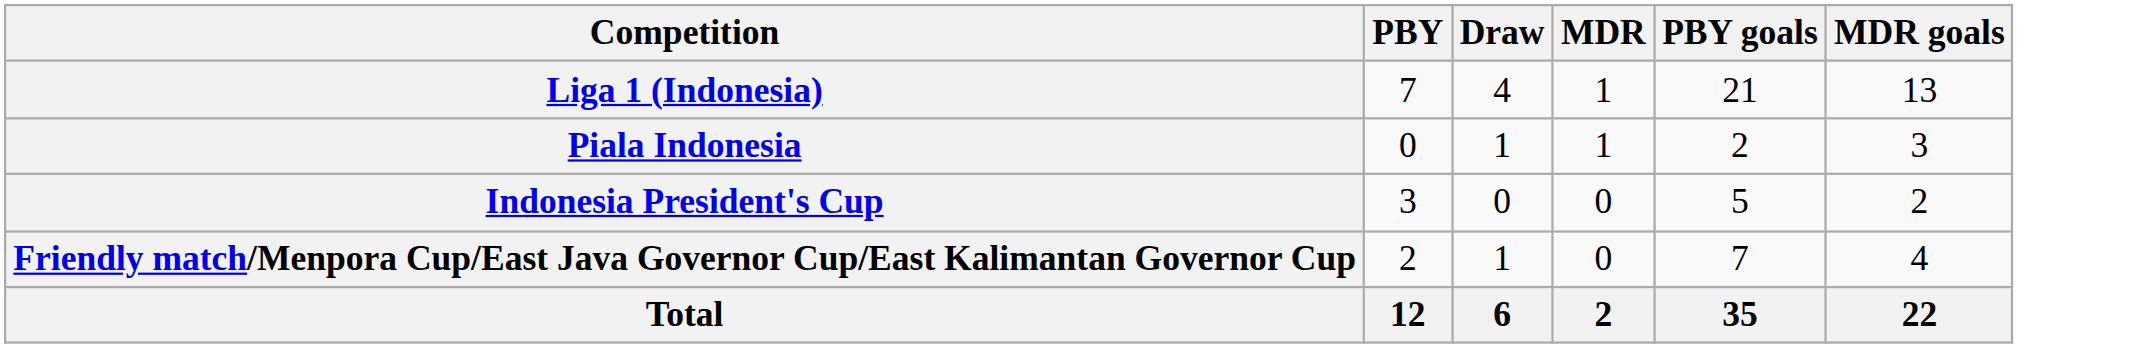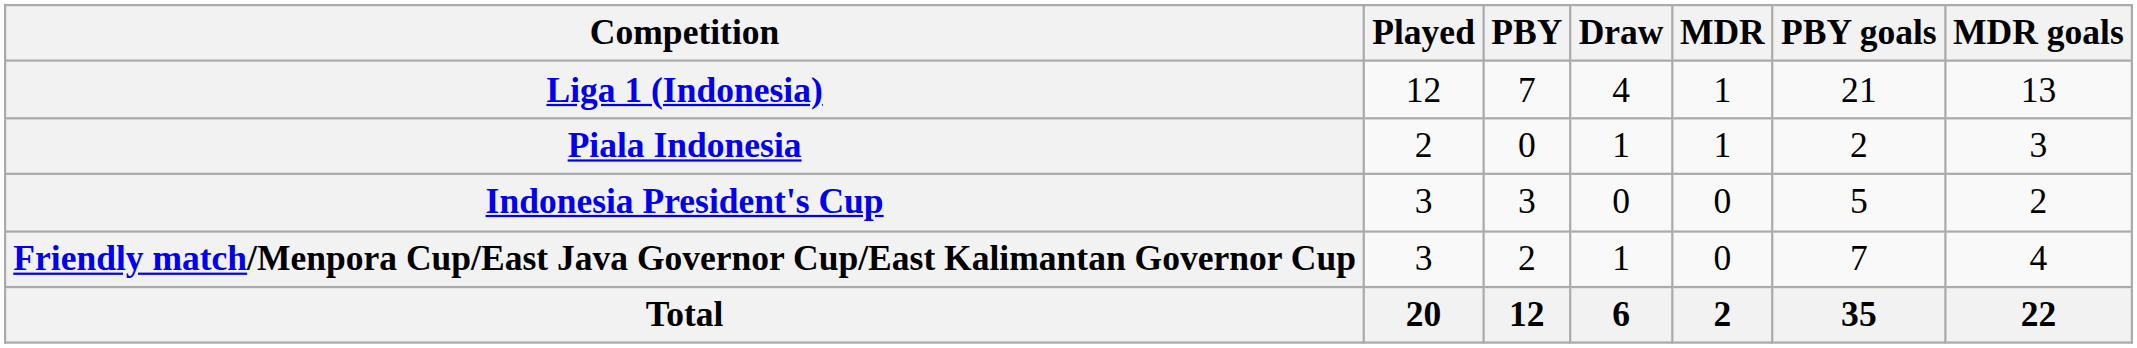+ column: (1424, 32)
